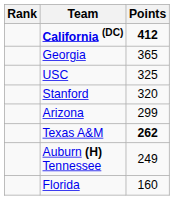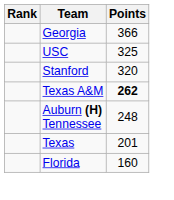- row: (83, 35)
(148, 56) 365 -> (128, 33) 366
- row: (63, 113)
(148, 159) 249 -> (128, 117) 248
+ row: (58, 143)
